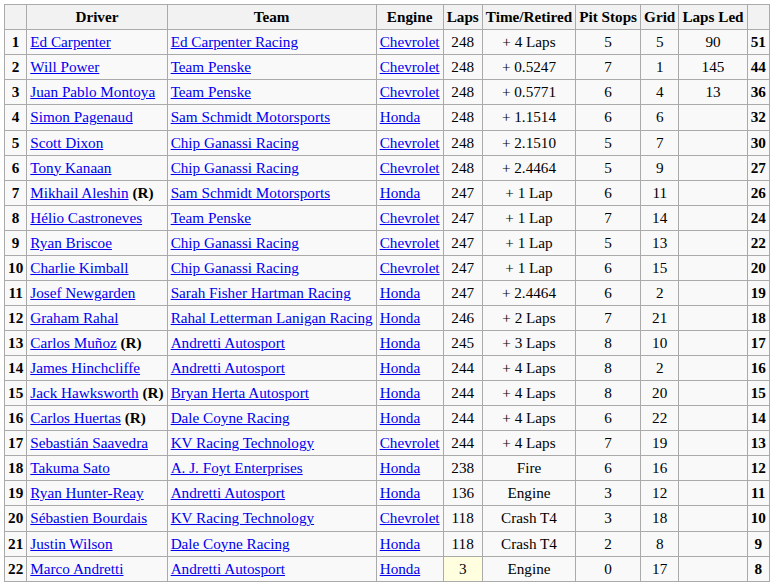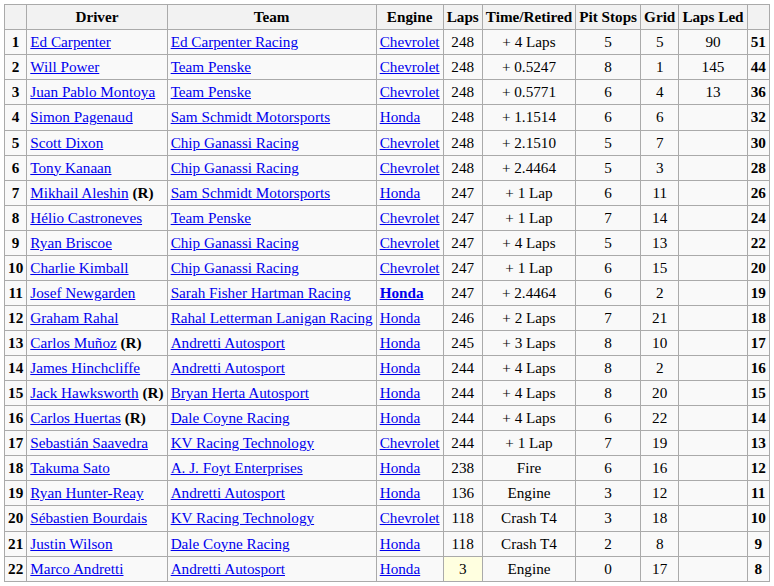(608, 67) 7 -> (608, 67) 8
(660, 167) 9 -> (660, 167) 3
(758, 167) 27 -> (758, 167) 28
(529, 242) + 1 Lap -> (529, 242) + 4 Laps
(400, 292) normal -> (402, 292) bold
(529, 443) + 4 Laps -> (529, 443) + 1 Lap
